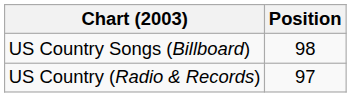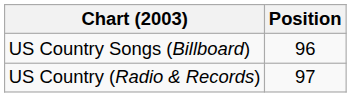(305, 48) 98 -> (305, 48) 96
